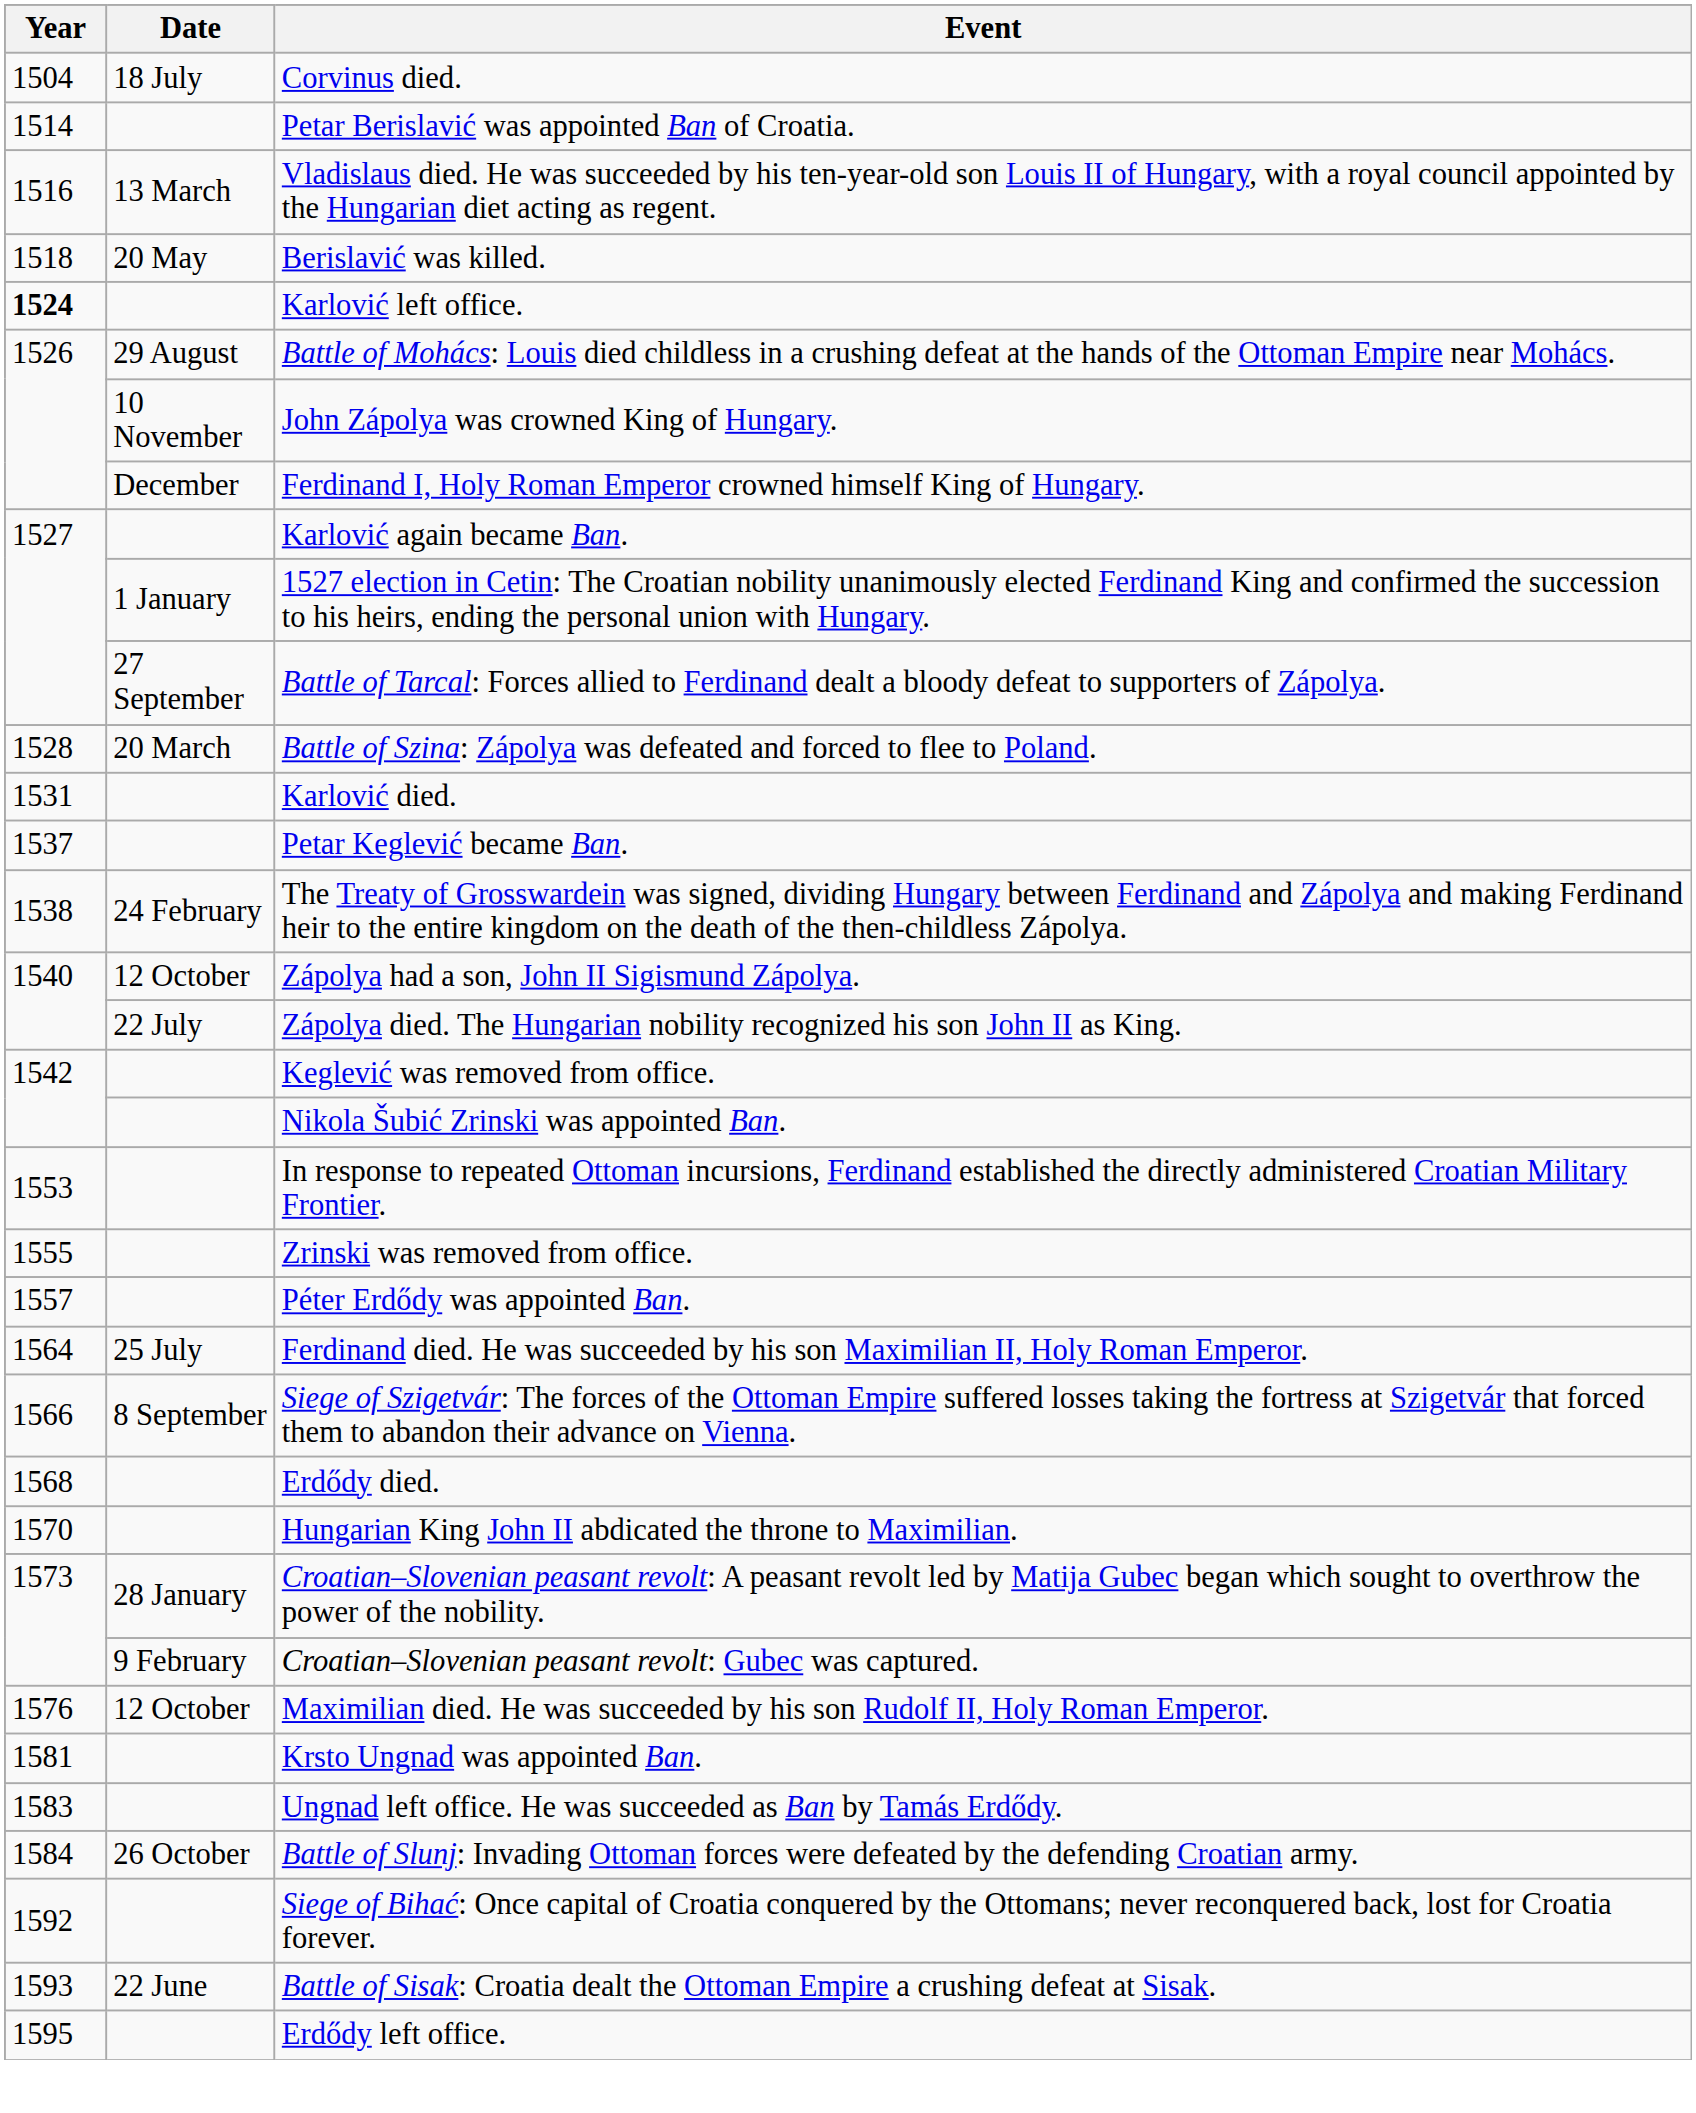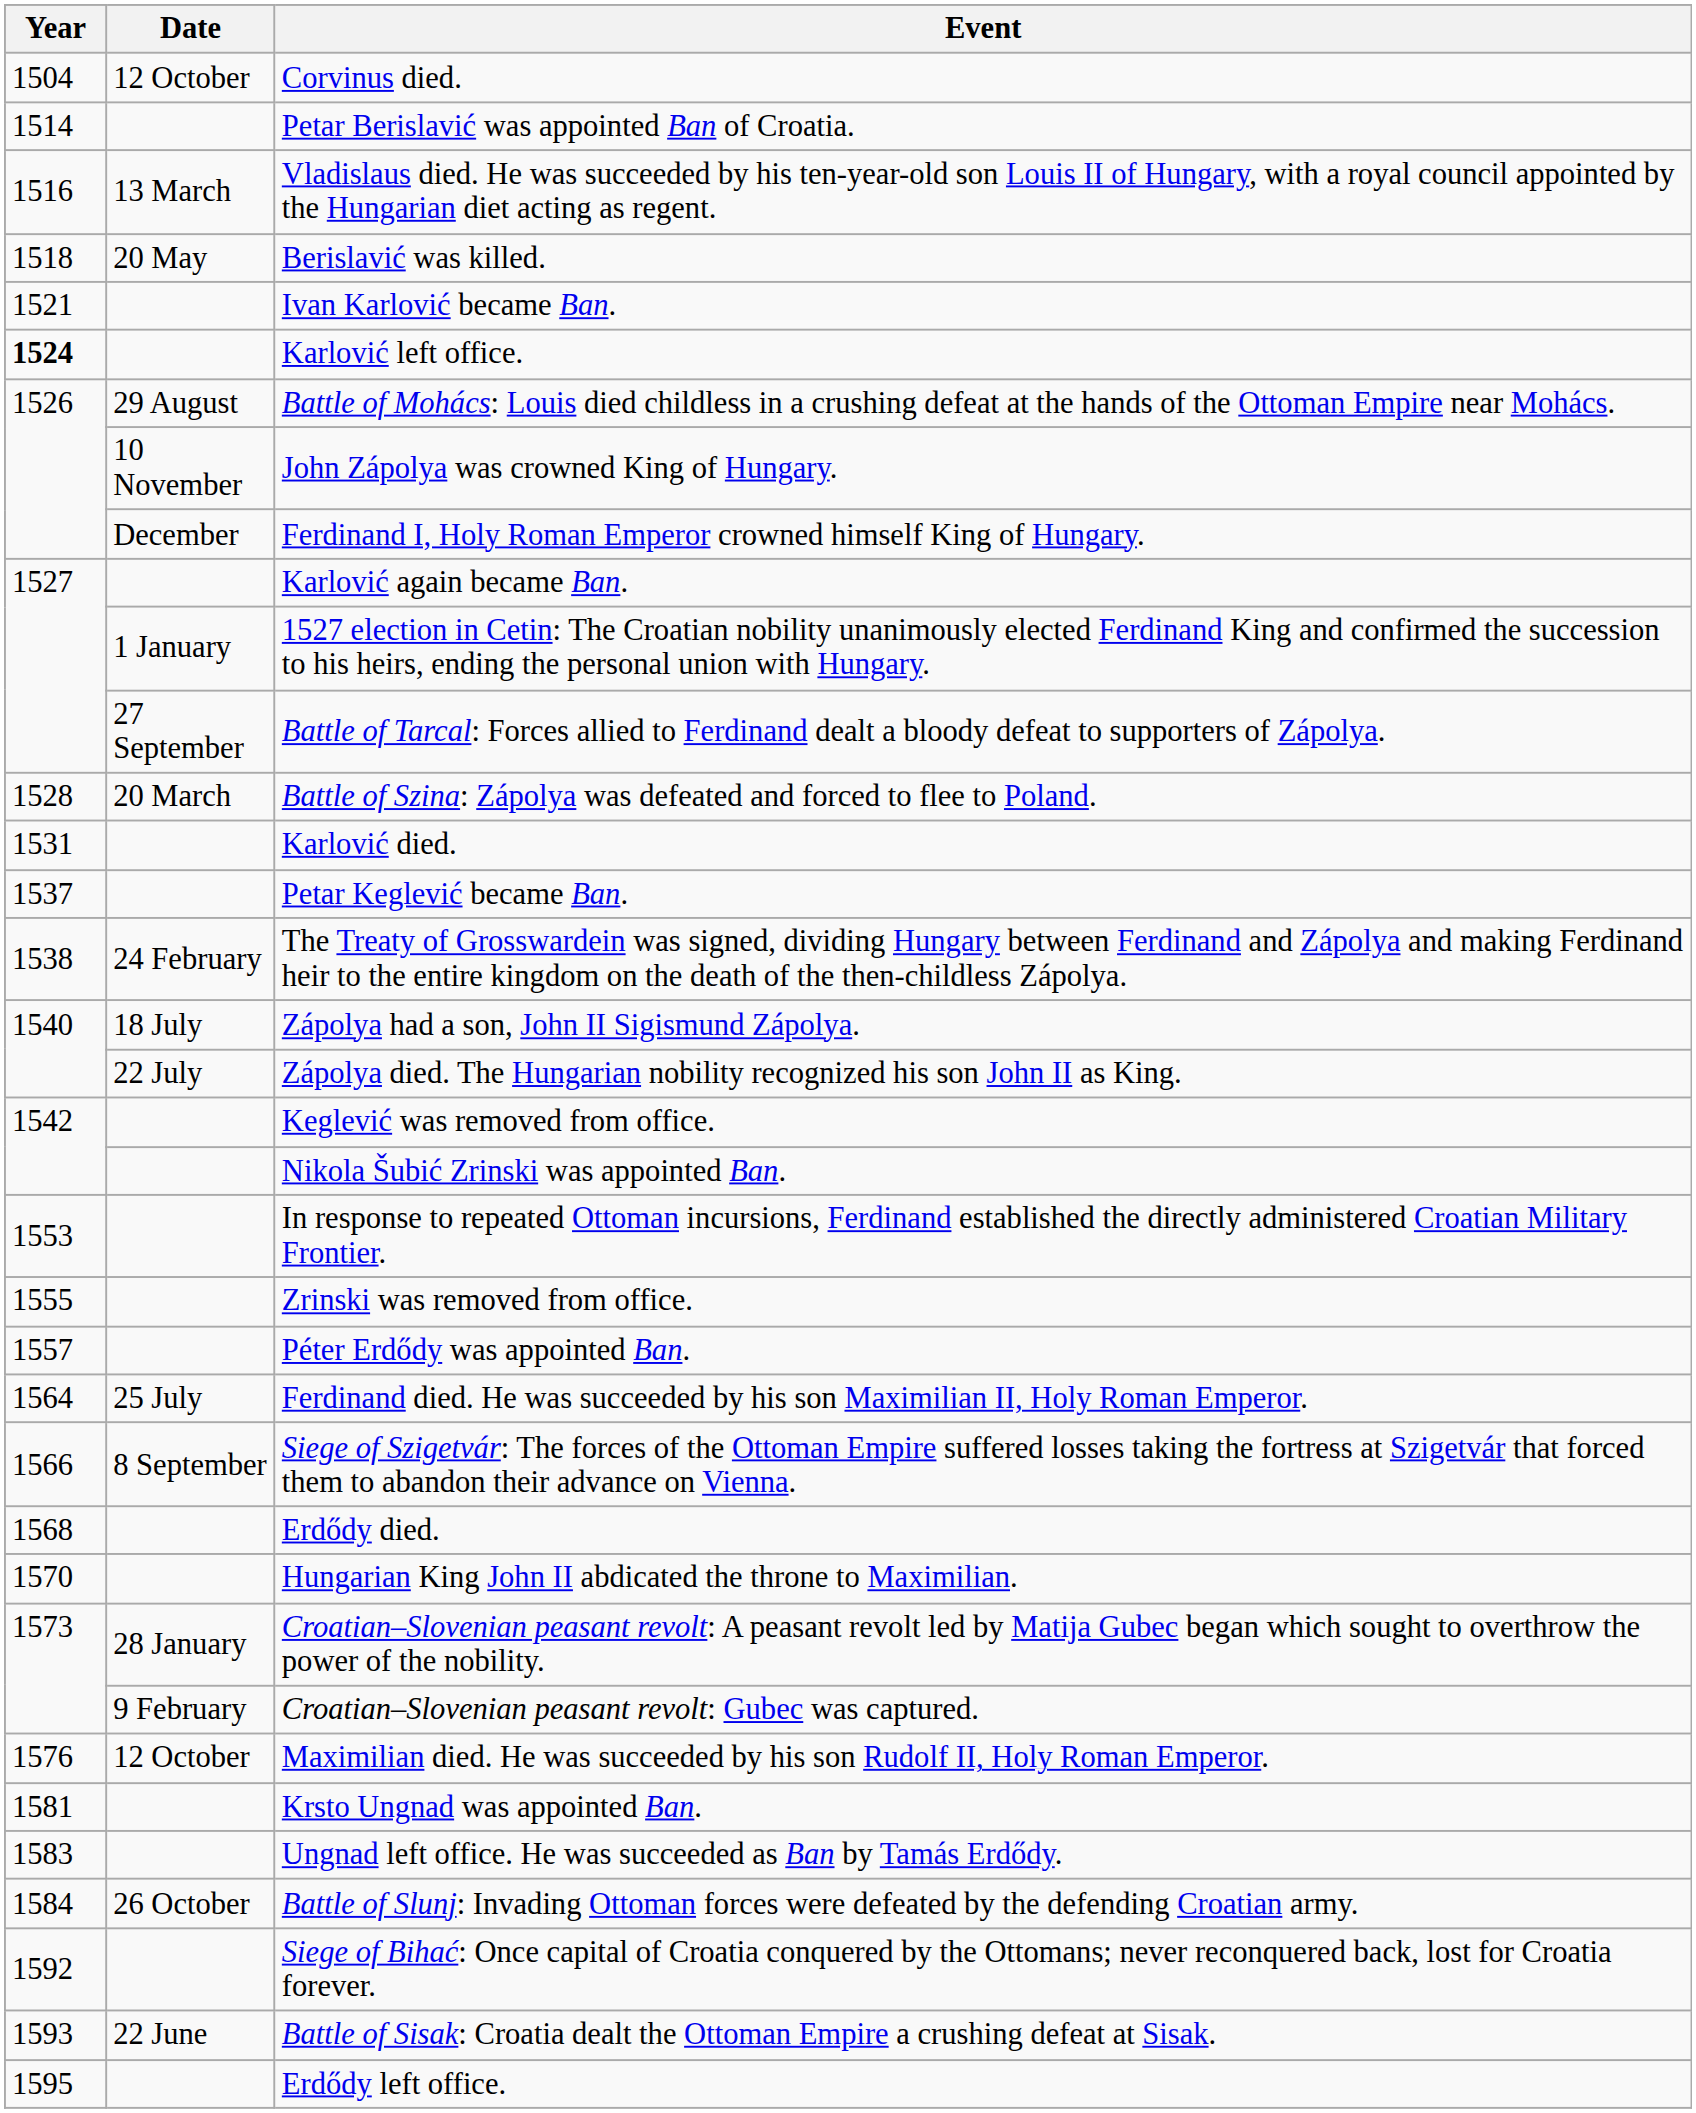(158, 77) 18 July -> (181, 77) 12 October
+ row: (449, 305)
(181, 976) 12 October -> (158, 1024) 18 July
